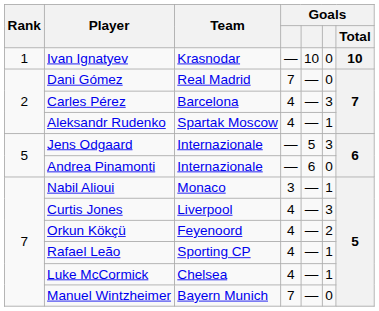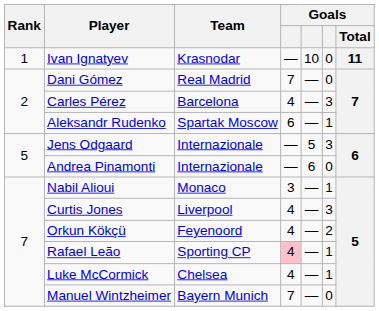(355, 58) 10 -> (355, 58) 11
(291, 123) 4 -> (291, 123) 6
(291, 252) no background -> (291, 252) pink background
